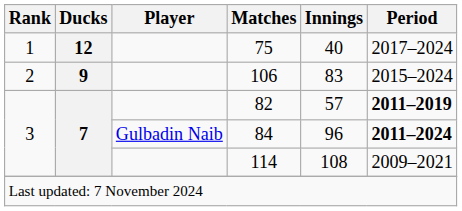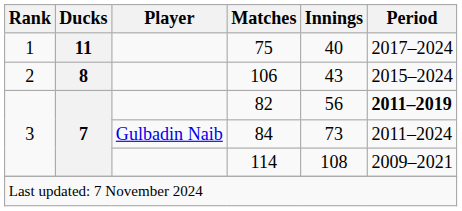(83, 47) 12 -> (83, 47) 11
(83, 76) 9 -> (83, 76) 8
(334, 76) 83 -> (334, 76) 43
(334, 104) 57 -> (334, 104) 56
(334, 133) 96 -> (334, 133) 73
(412, 133) bold -> (412, 133) normal
